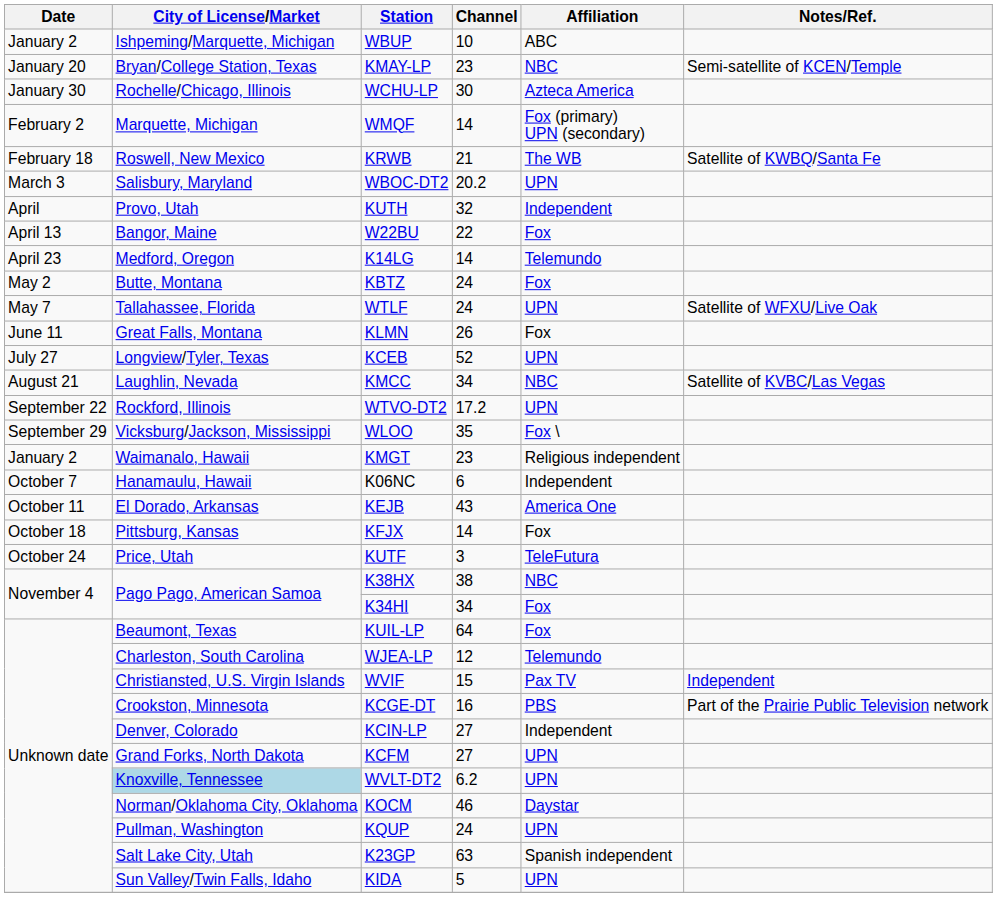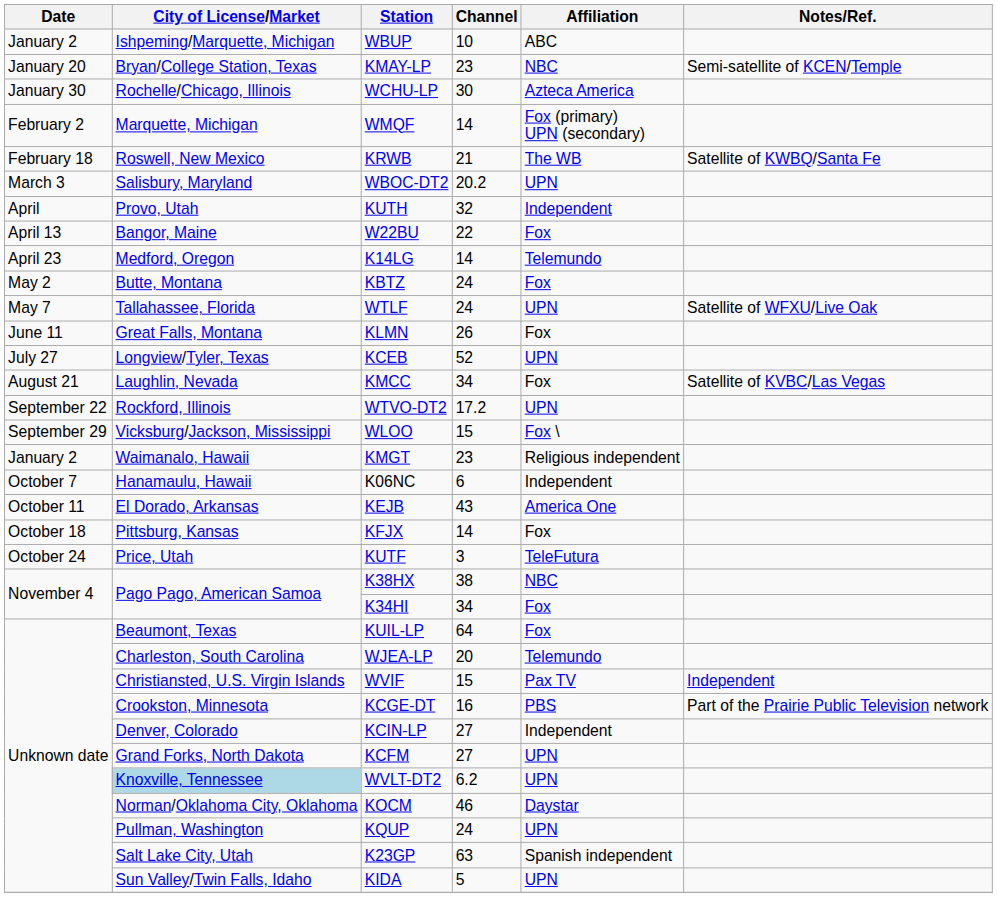(541, 382) NBC -> (538, 382) Fox
(464, 432) 35 -> (464, 432) 15
(464, 656) 12 -> (464, 656) 20
